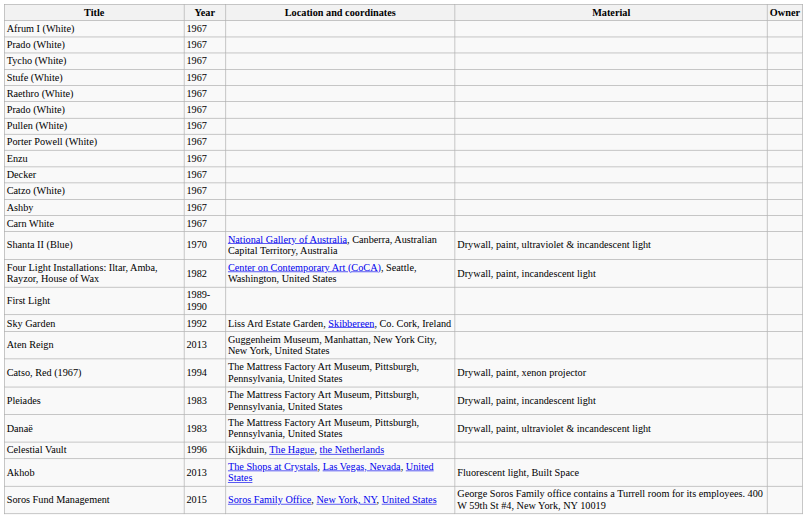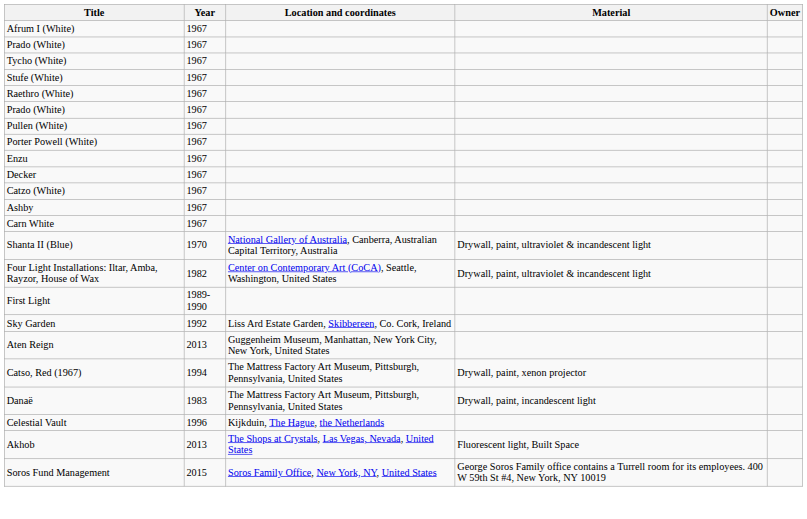(527, 273) Drywall, paint, incandescent light -> (554, 273) Drywall, paint, ultraviolet & incandescent light
- row: (24, 400)
(554, 428) Drywall, paint, ultraviolet & incandescent light -> (527, 400) Drywall, paint, incandescent light
